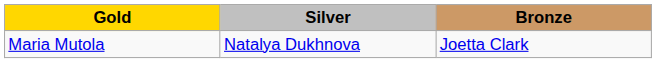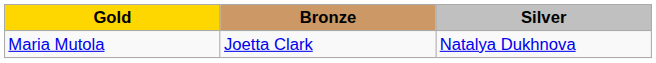columns swapped: (328, 17) <-> (544, 17)
